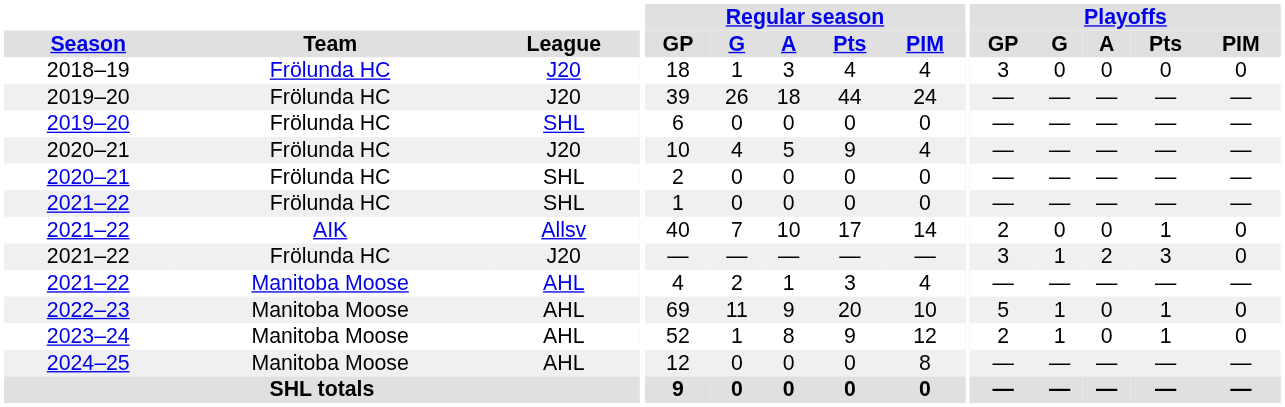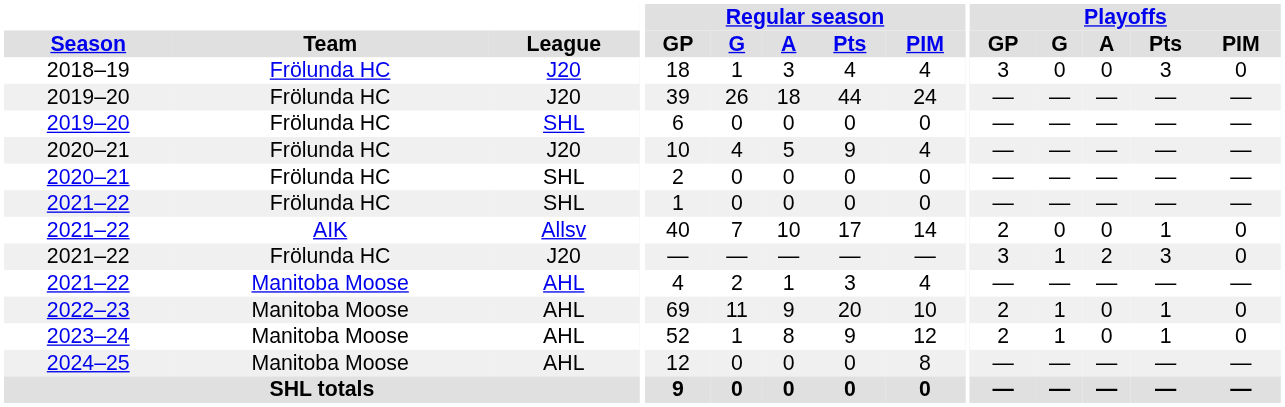(1166, 70) 0 -> (1166, 70) 3
(1003, 309) 5 -> (1003, 309) 2
